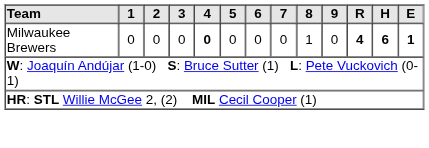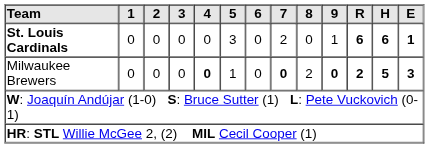+ row: (37, 40)
(233, 40) 0 -> (233, 73) 1
(284, 40) normal -> (284, 73) bold
(309, 40) 1 -> (309, 73) 2
(334, 40) normal -> (334, 73) bold
(360, 40) 4 -> (360, 73) 2
(385, 40) 6 -> (385, 73) 5
(411, 40) 1 -> (411, 73) 3
